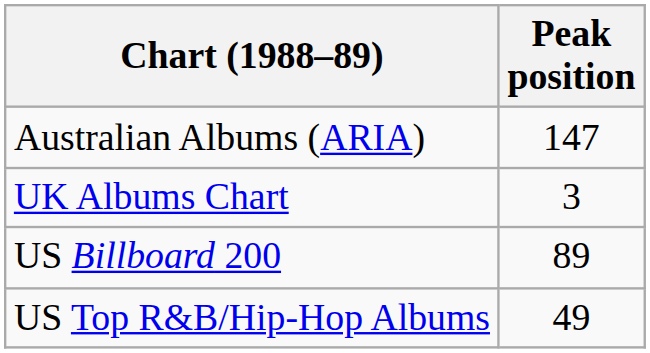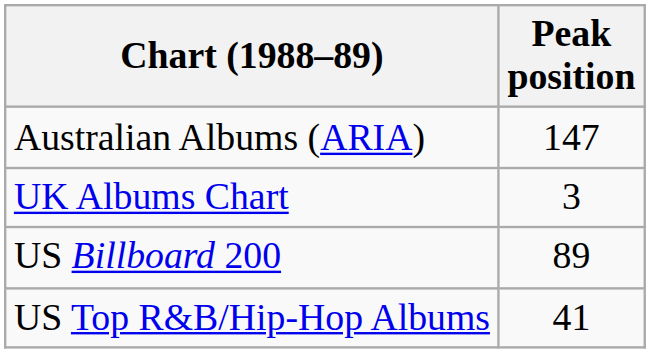(571, 316) 49 -> (571, 316) 41
